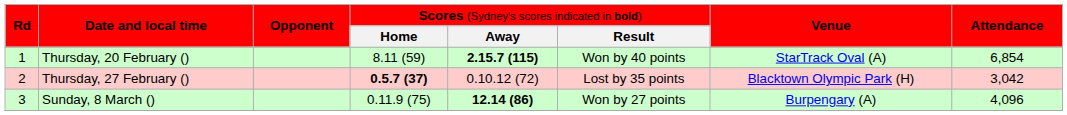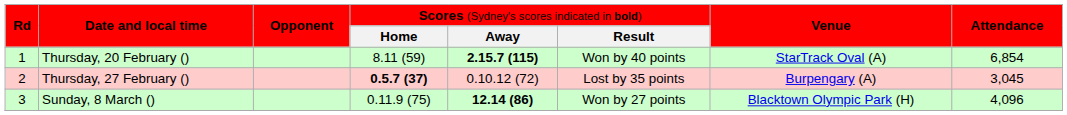(831, 79) Blacktown Olympic Park (H) -> (831, 79) Burpengary (A)
(1007, 79) 3,042 -> (1007, 79) 3,045
(831, 100) Burpengary (A) -> (831, 100) Blacktown Olympic Park (H)
